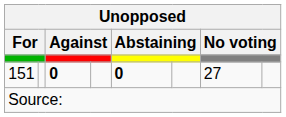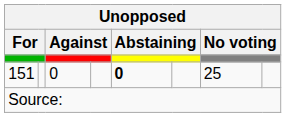(54, 74) bold -> (54, 74) normal
(213, 74) 27 -> (213, 74) 25
